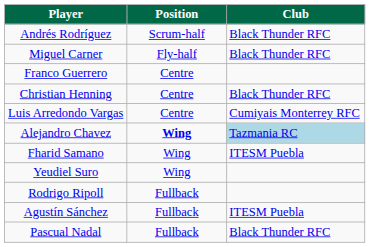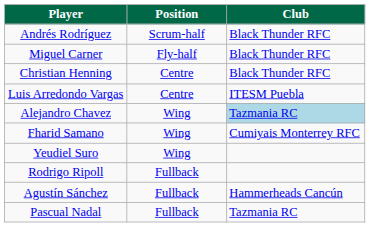- row: (66, 73)
(295, 113) Cumiyais Monterrey RFC -> (267, 93) ITESM Puebla
(177, 133) bold -> (177, 113) normal
(267, 152) ITESM Puebla -> (295, 133) Cumiyais Monterrey RFC
(267, 212) ITESM Puebla -> (286, 192) Hammerheads Cancún
(280, 232) Black Thunder RFC -> (263, 212) Tazmania RC
